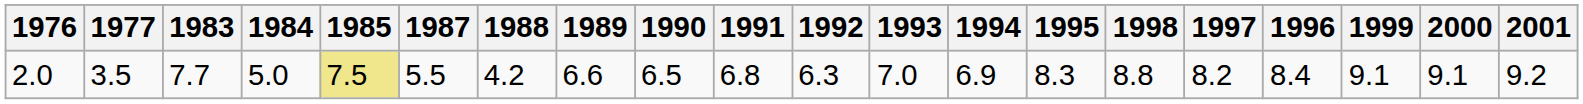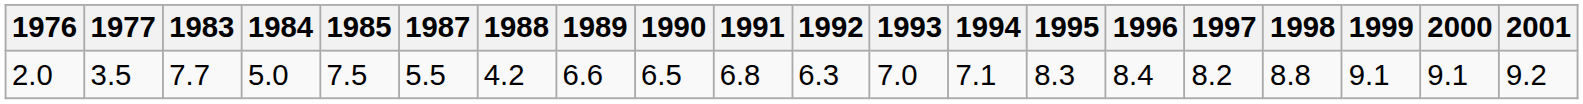columns swapped: (1303, 27) <-> (1145, 27)
(347, 74) khaki background -> (347, 74) no background
(976, 74) 6.9 -> (976, 74) 7.1
